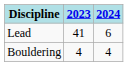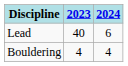(79, 33) 41 -> (79, 33) 40
